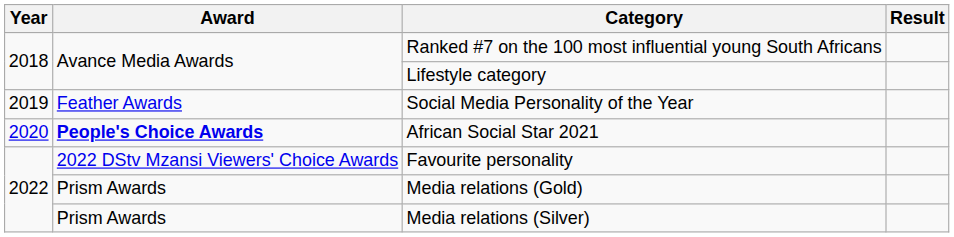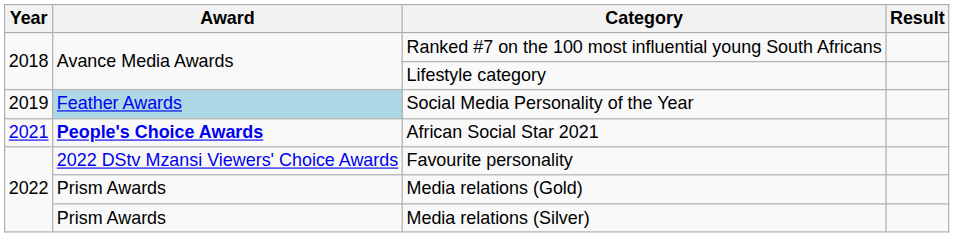(119, 103) no background -> (119, 103) lightblue background
(29, 132) 2020 -> (29, 132) 2021
